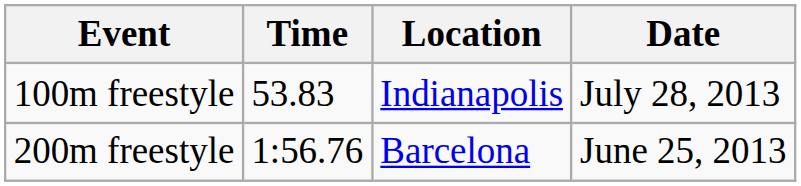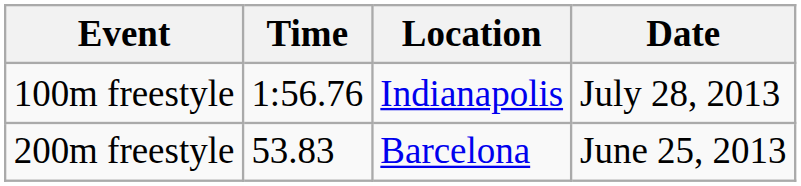(293, 92) 53.83 -> (307, 92) 1:56.76
(307, 151) 1:56.76 -> (293, 151) 53.83
